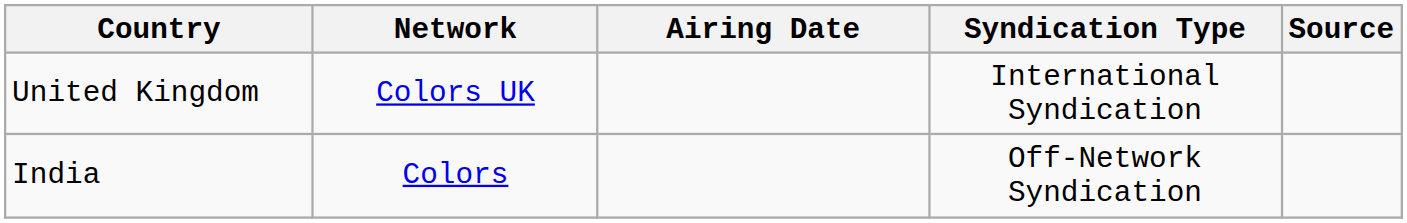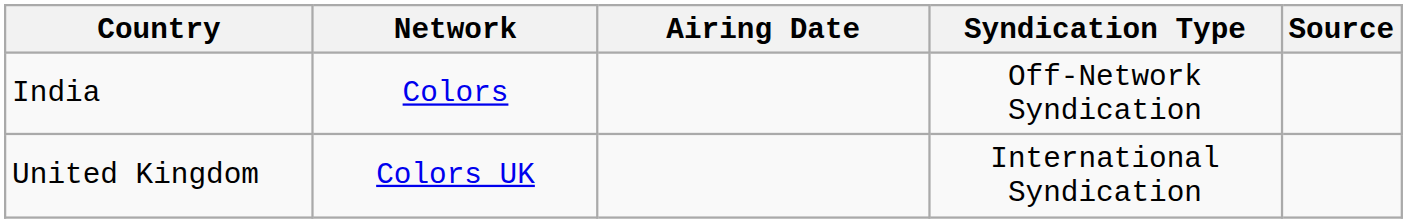rows swapped: (56, 176) <-> (136, 94)
